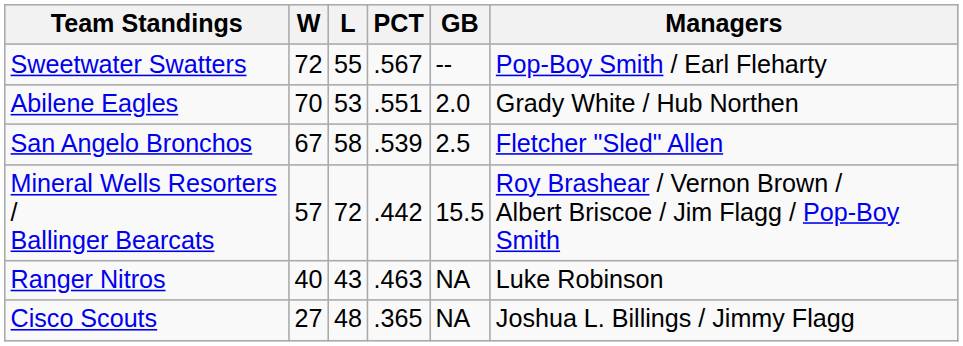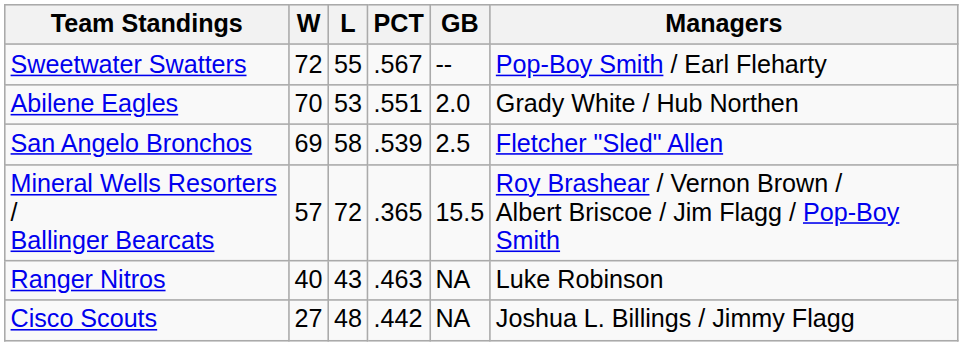(308, 143) 67 -> (308, 143) 69
(398, 212) .442 -> (398, 212) .365
(398, 319) .365 -> (398, 319) .442
